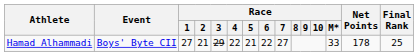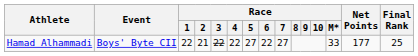(187, 43) 27 -> (187, 43) 22
(219, 43) 29 -> (219, 43) 22
(251, 43) 21 -> (251, 43) 27
(361, 43) 178 -> (361, 43) 177
